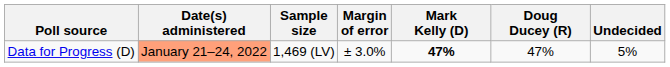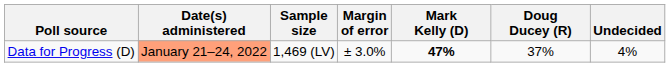(541, 51) 47% -> (541, 51) 37%
(628, 51) 5% -> (628, 51) 4%
